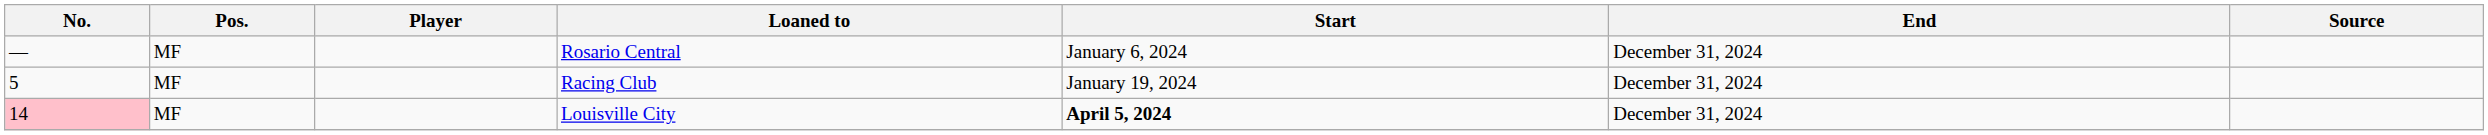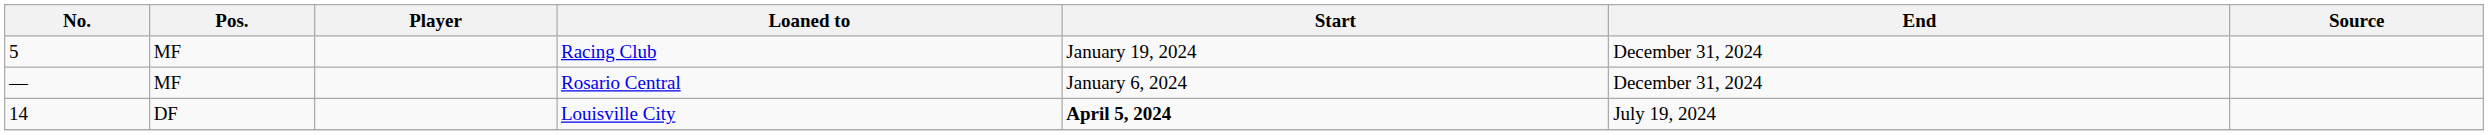rows swapped: (621, 51) <-> (609, 83)
(19, 114) pink background -> (19, 114) no background
(167, 114) MF -> (166, 114) DF
(1688, 114) December 31, 2024 -> (1665, 114) July 19, 2024
